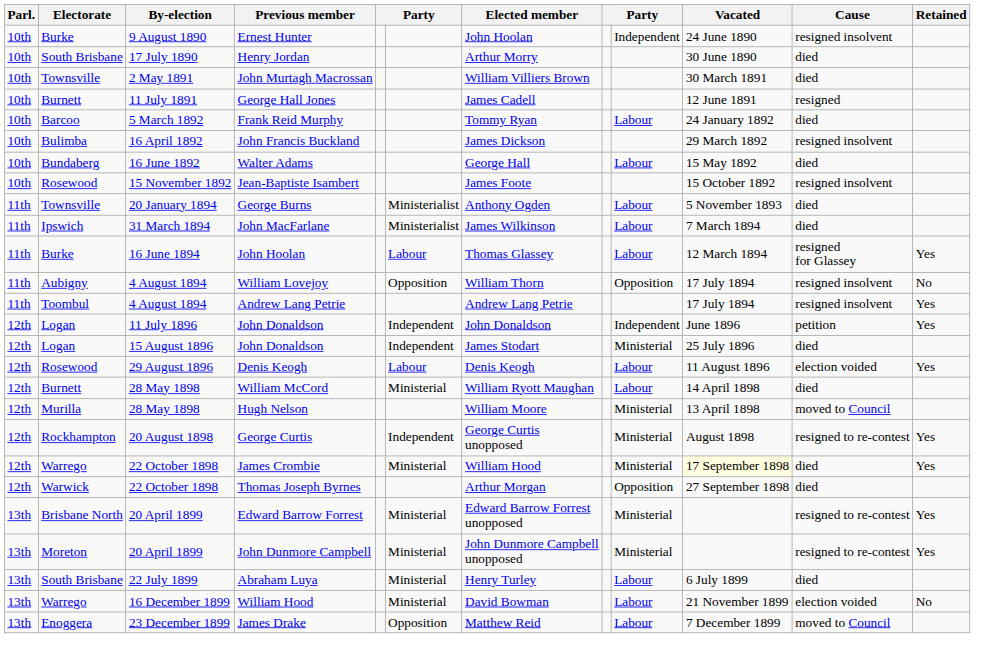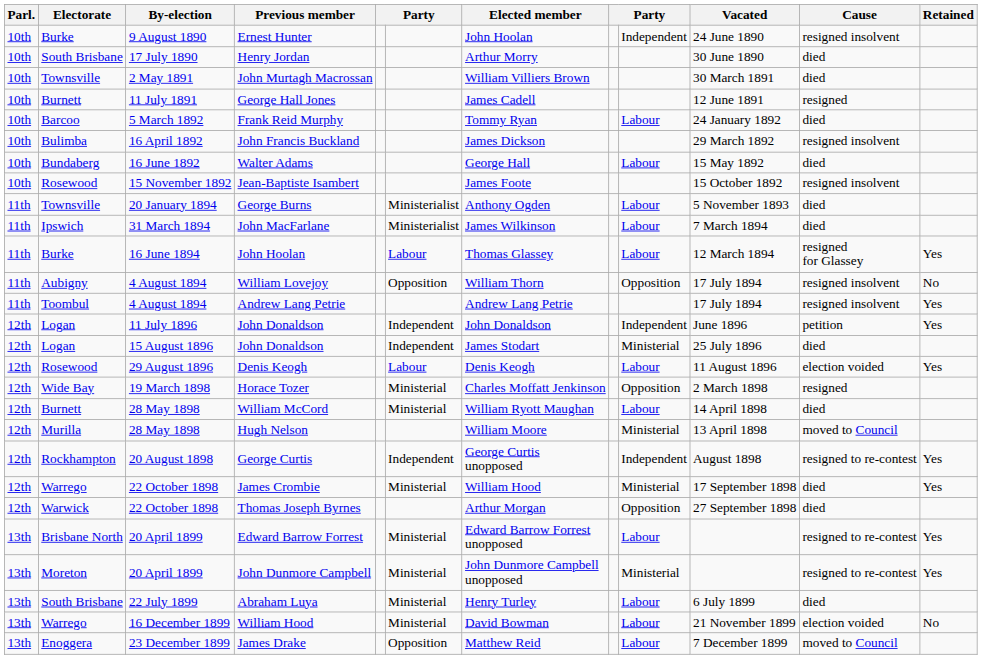+ row: (169, 388)
(643, 437) Ministerial -> (654, 458) Independent
(738, 466) lightyellow background -> (745, 487) no background
(643, 515) Ministerial -> (640, 536) Labour
